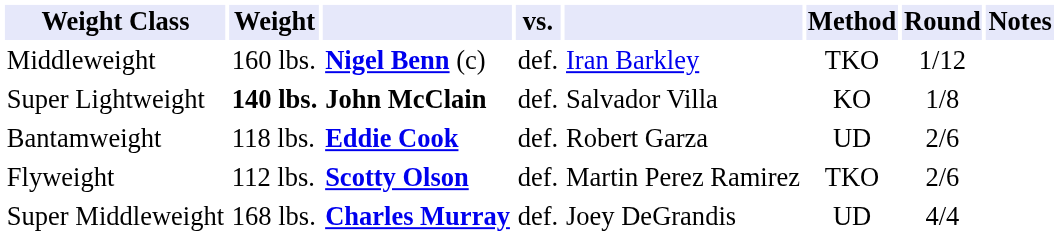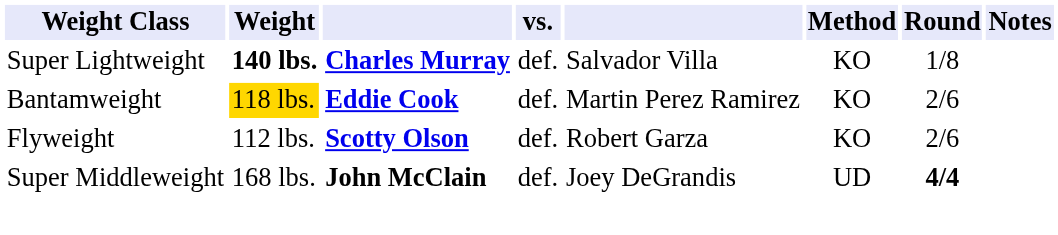- row: (81, 60)
(406, 99) John McClain -> (418, 60) Charles Murray
(273, 138) no background -> (273, 99) gold background
(637, 138) Robert Garza -> (683, 99) Martin Perez Ramirez
(852, 138) UD -> (852, 99) KO
(683, 177) Martin Perez Ramirez -> (637, 138) Robert Garza
(852, 177) TKO -> (852, 138) KO
(418, 216) Charles Murray -> (406, 177) John McClain
(942, 216) normal -> (942, 177) bold
